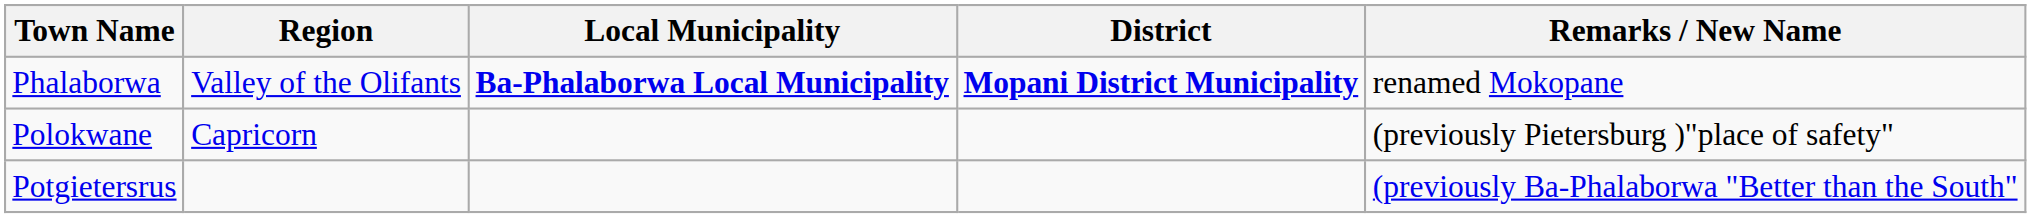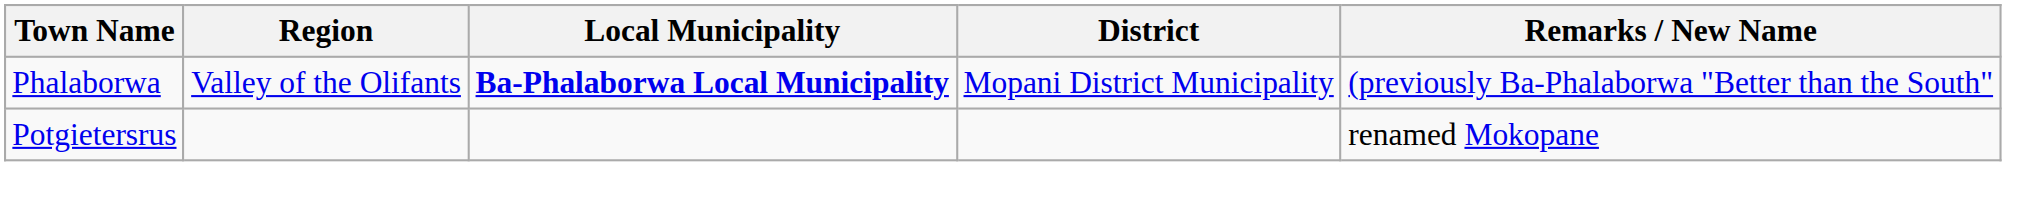(1161, 82) bold -> (1149, 82) normal
(1498, 82) renamed Mokopane -> (1671, 82) (previously Ba-Phalaborwa "Better than the South"
- row: (82, 134)
(1695, 186) (previously Ba-Phalaborwa "Better than the South" -> (1474, 134) renamed Mokopane
